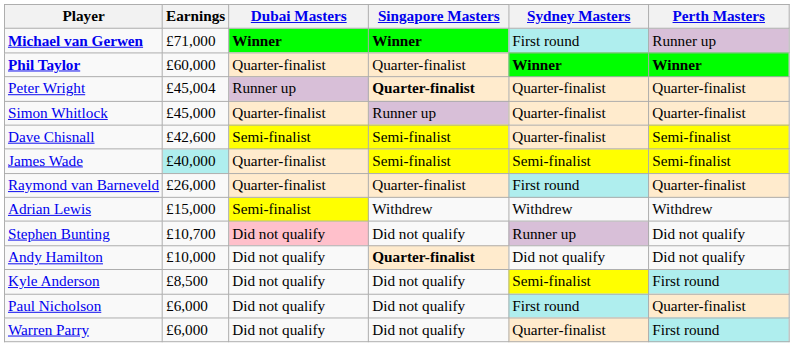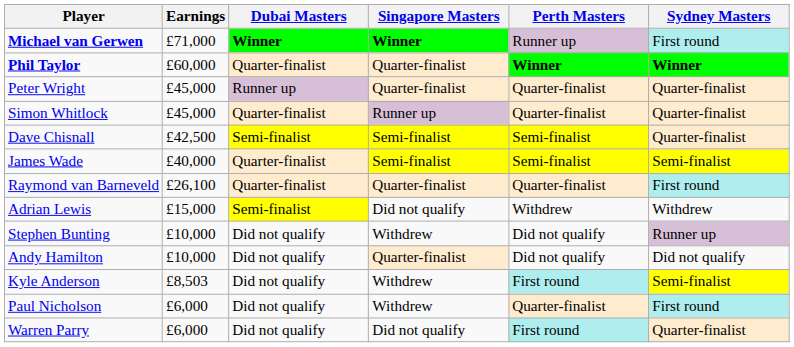columns swapped: (719, 16) <-> (579, 16)
(191, 88) £45,004 -> (191, 88) £45,000
(423, 88) bold -> (419, 88) normal
(191, 137) £42,600 -> (191, 137) £42,500
(191, 161) paleturquoise background -> (191, 161) no background
(191, 185) £26,000 -> (191, 185) £26,100
(402, 209) Withdrew -> (419, 209) Did not qualify
(191, 233) £10,700 -> (191, 233) £10,000
(279, 233) pink background -> (279, 233) no background
(419, 233) Did not qualify -> (402, 233) Withdrew
(423, 257) bold -> (419, 257) normal
(187, 281) £8,500 -> (187, 281) £8,503
(419, 281) Did not qualify -> (402, 281) Withdrew
(419, 305) Did not qualify -> (402, 305) Withdrew
